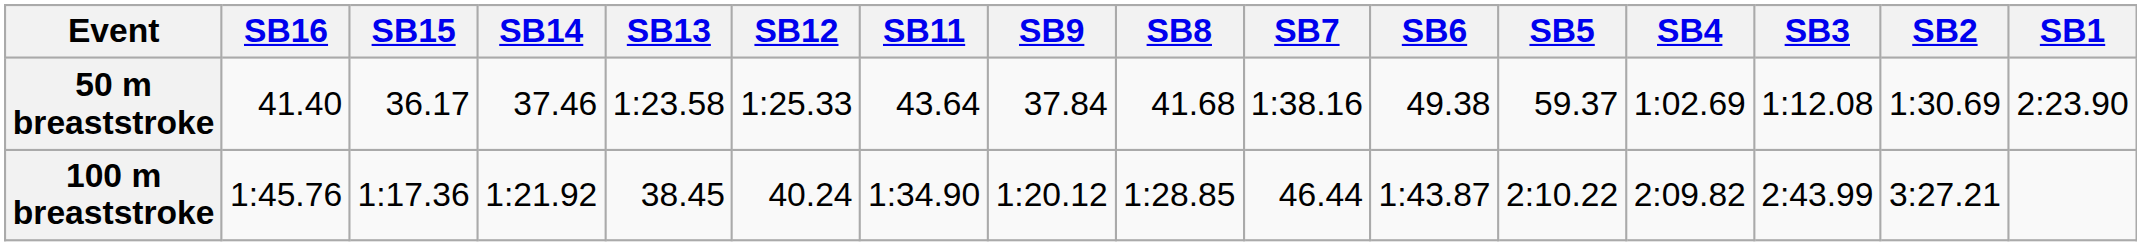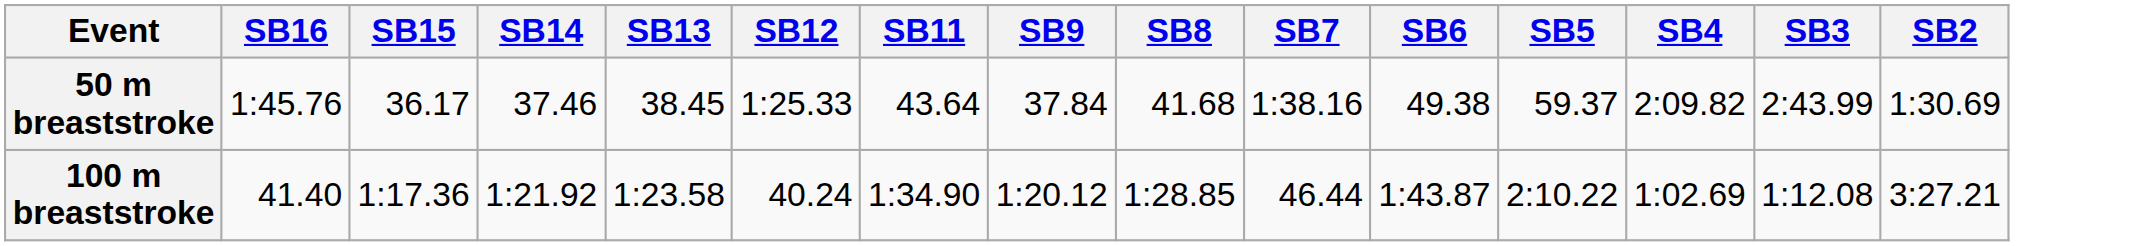- column: (2073, 31)
(300, 103) 41.40 -> (286, 103) 1:45.76
(669, 103) 1:23.58 -> (683, 103) 38.45
(1690, 103) 1:02.69 -> (1690, 103) 2:09.82
(1817, 103) 1:12.08 -> (1817, 103) 2:43.99
(286, 194) 1:45.76 -> (300, 194) 41.40
(683, 194) 38.45 -> (669, 194) 1:23.58
(1690, 194) 2:09.82 -> (1690, 194) 1:02.69
(1817, 194) 2:43.99 -> (1817, 194) 1:12.08
